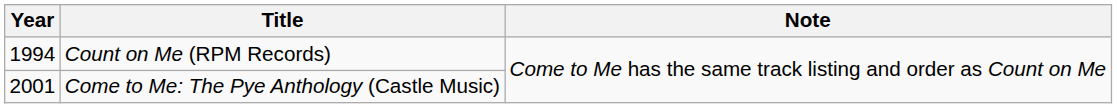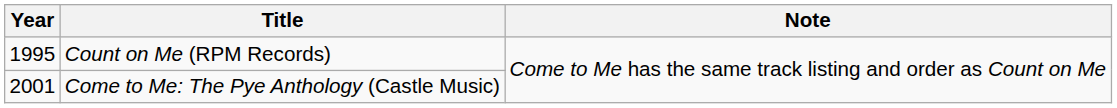(32, 53) 1994 -> (32, 53) 1995
